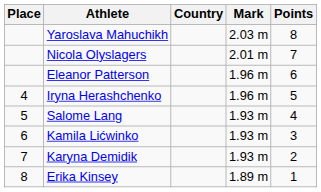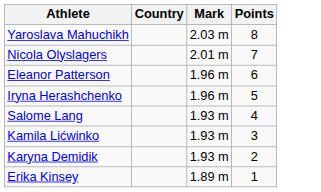- column: (24, 14)
